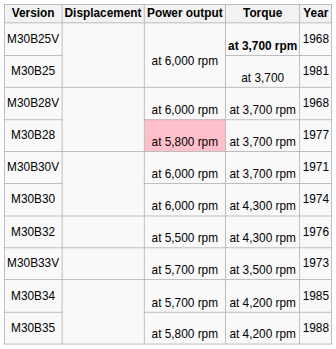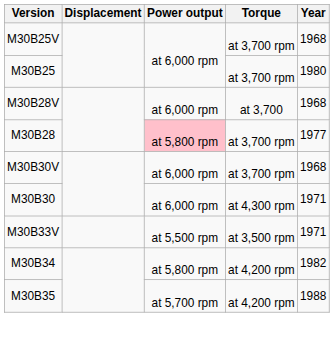(263, 45) bold -> (261, 45) normal
(263, 78) at 3,700 -> (261, 78) at 3,700 rpm
(316, 71) 1981 -> (313, 71) 1980
(263, 110) at 3,700 rpm -> (261, 110) at 3,700
(316, 167) 1971 -> (313, 167) 1968
(316, 199) 1974 -> (313, 199) 1971
- row: (33, 231)
(185, 270) at 5,700 rpm -> (185, 238) at 5,500 rpm
(316, 264) 1973 -> (313, 231) 1971
(185, 302) at 5,700 rpm -> (185, 270) at 5,800 rpm
(316, 296) 1985 -> (313, 264) 1982
(185, 334) at 5,800 rpm -> (185, 302) at 5,700 rpm
